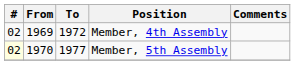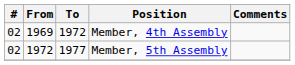(14, 51) lightyellow background -> (14, 51) no background
(40, 51) 1970 -> (40, 51) 1972
